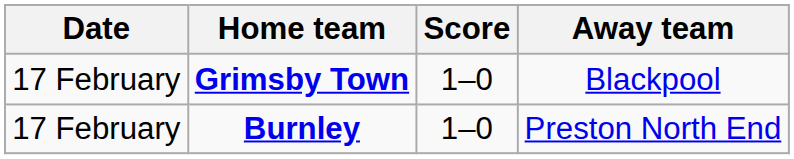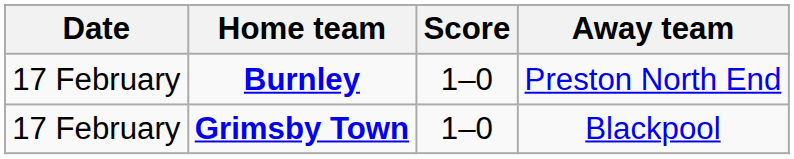rows swapped: (302, 128) <-> (302, 78)
